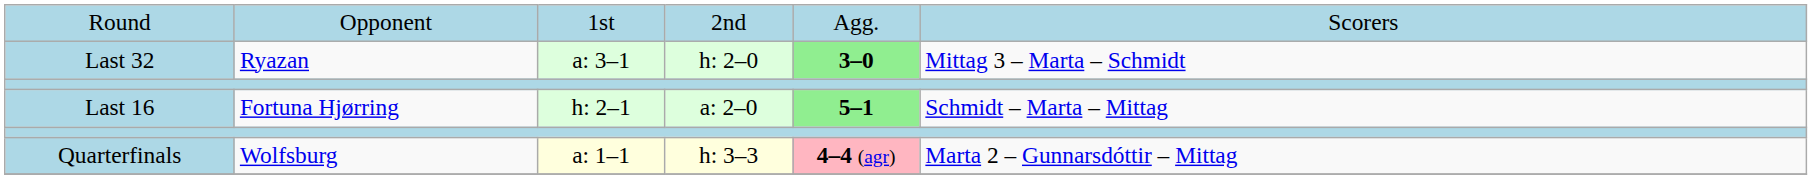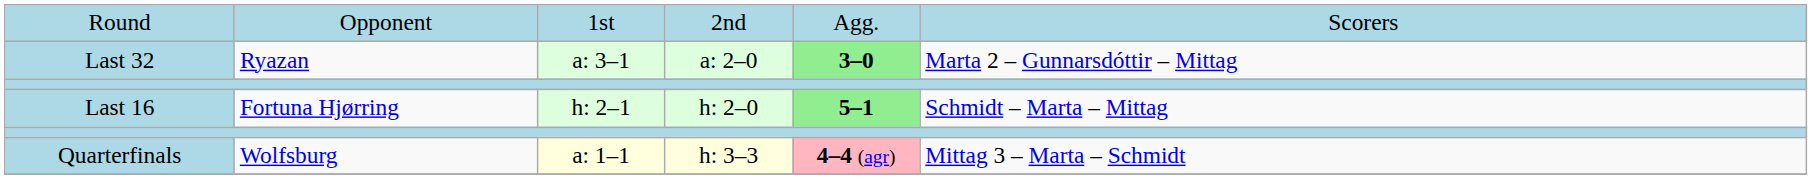(729, 60) h: 2–0 -> (729, 60) a: 2–0
(1055, 60) Mittag 3 – Marta – Schmidt -> (1081, 60) Marta 2 – Gunnarsdóttir – Mittag
(729, 107) a: 2–0 -> (729, 107) h: 2–0
(1081, 155) Marta 2 – Gunnarsdóttir – Mittag -> (1055, 155) Mittag 3 – Marta – Schmidt
